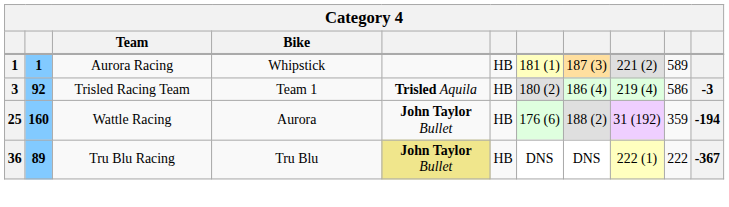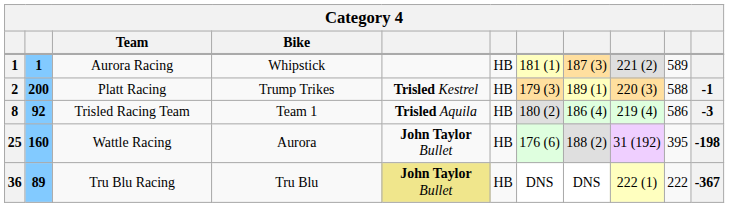+ row: (132, 88)
(15, 88) 3 -> (15, 111) 8
(678, 119) 359 -> (678, 142) 395
(707, 119) -194 -> (707, 142) -198
